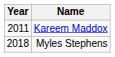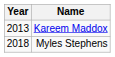(18, 28) 2011 -> (18, 28) 2013
